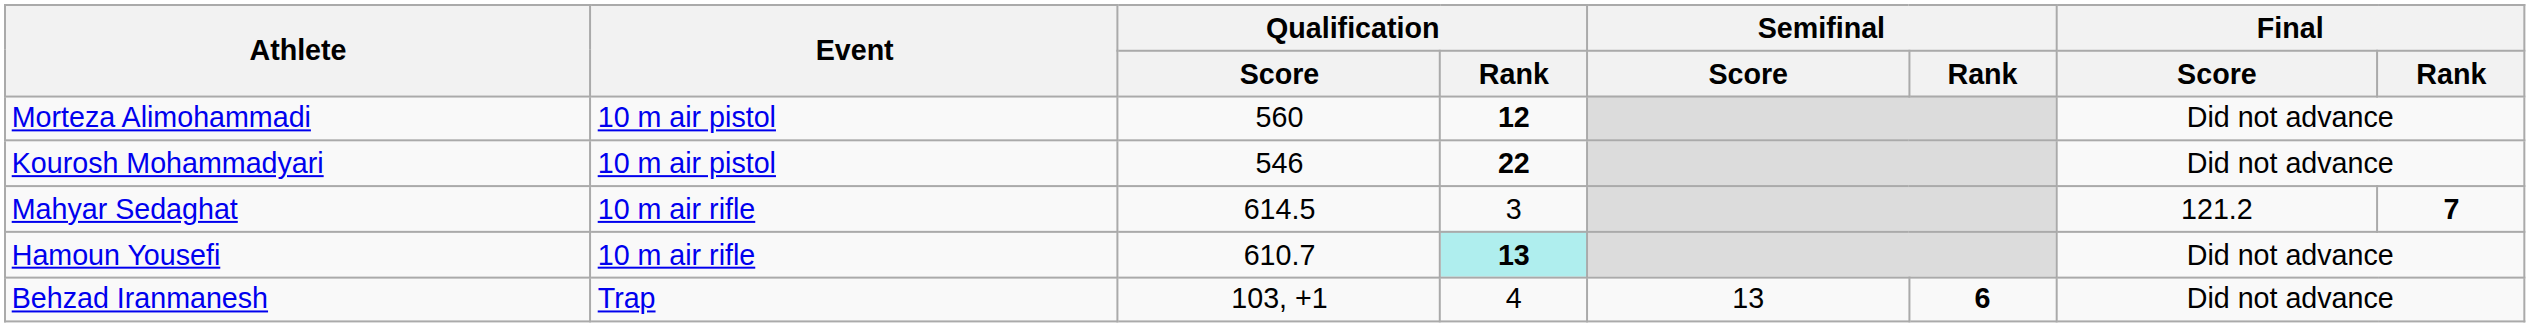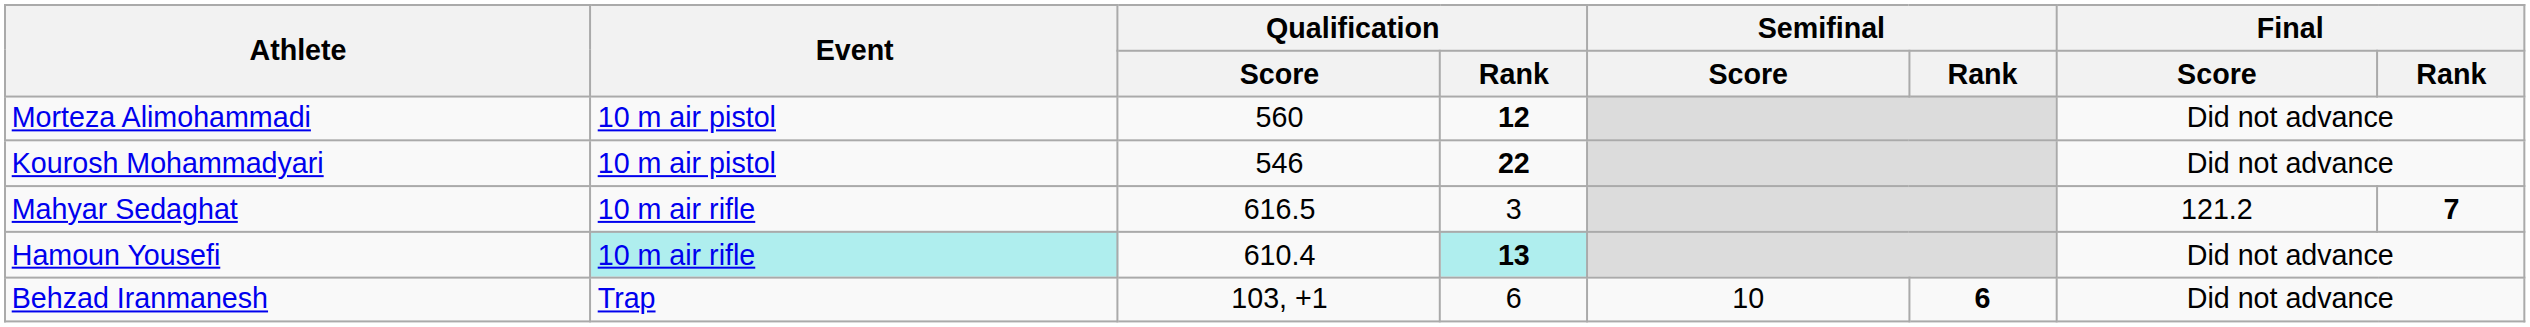(1279, 209) 614.5 -> (1279, 209) 616.5
(676, 254) no background -> (676, 254) paleturquoise background
(1279, 254) 610.7 -> (1279, 254) 610.4
(1514, 300) 4 -> (1514, 300) 6
(1748, 300) 13 -> (1748, 300) 10
